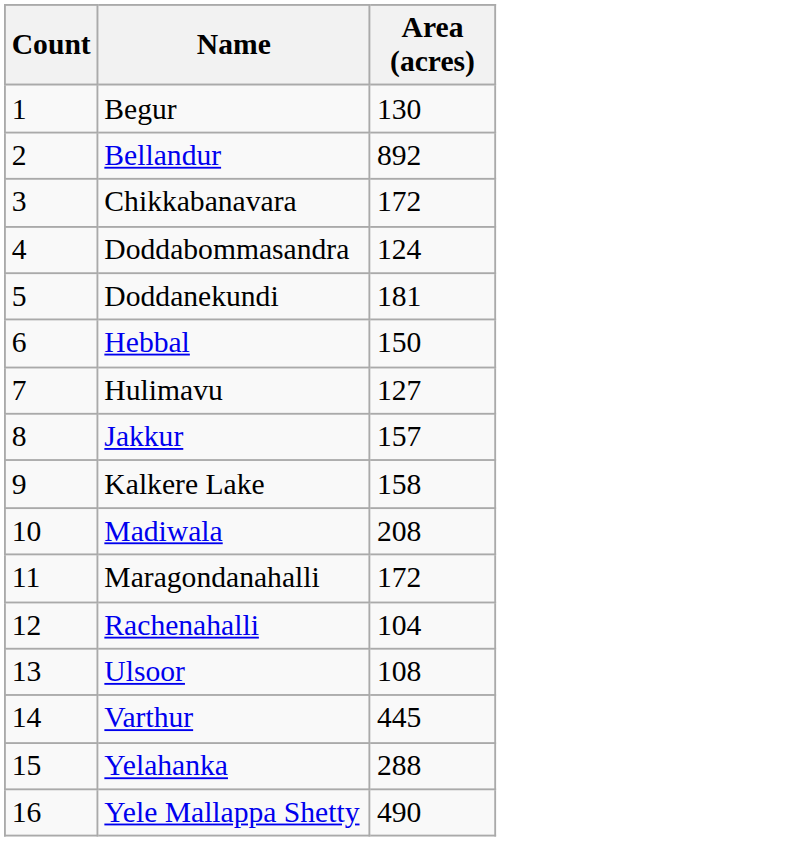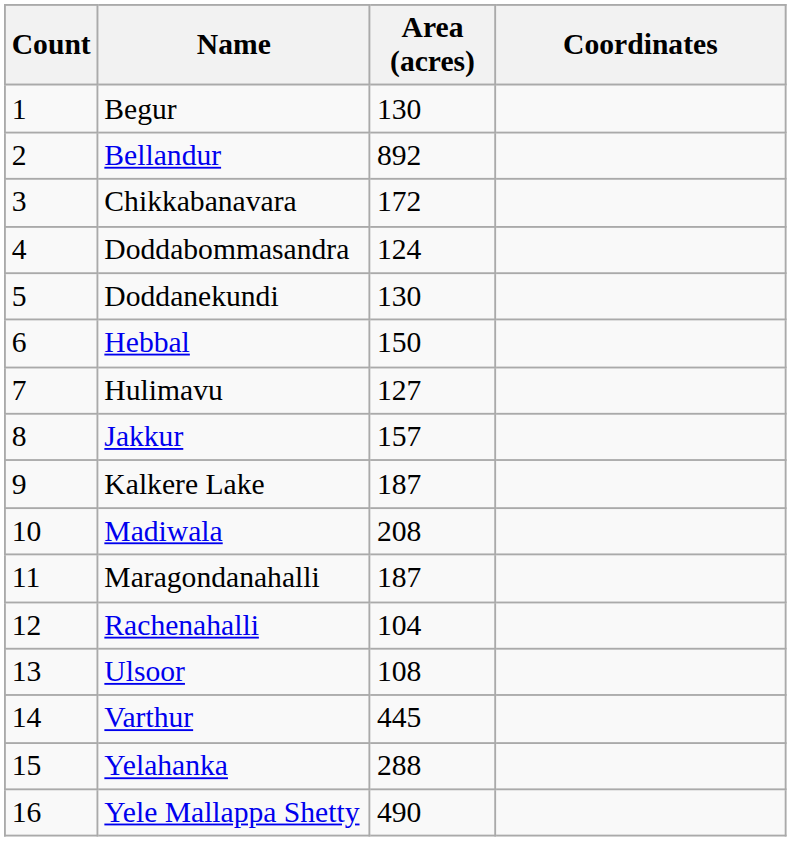+ column: (640, 44)
(399, 295) 181 -> (399, 295) 130
(399, 483) 158 -> (399, 483) 187
(399, 577) 172 -> (399, 577) 187
